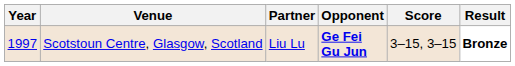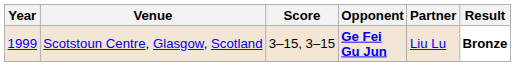columns swapped: (292, 15) <-> (423, 15)
(22, 44) 1997 -> (22, 44) 1999
